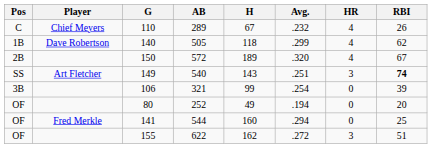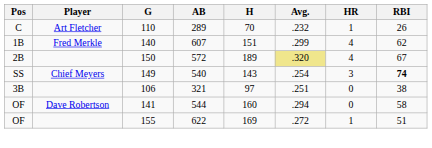(78, 27) Chief Meyers -> (78, 27) Art Fletcher
(250, 27) 67 -> (250, 27) 70
(351, 27) 4 -> (351, 27) 1
(78, 43) Dave Robertson -> (78, 43) Fred Merkle
(199, 43) 505 -> (199, 43) 607
(250, 43) 118 -> (250, 43) 151
(300, 58) no background -> (300, 58) khaki background
(78, 74) Art Fletcher -> (78, 74) Chief Meyers
(300, 74) .251 -> (300, 74) .254
(250, 89) 99 -> (250, 89) 97
(300, 89) .254 -> (300, 89) .251
(402, 89) 39 -> (402, 89) 38
- row: (148, 105)
(78, 120) Fred Merkle -> (78, 105) Dave Robertson
(402, 120) 25 -> (402, 105) 58
(250, 136) 162 -> (250, 120) 169
(351, 136) 3 -> (351, 120) 1
